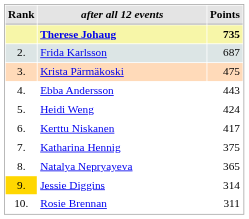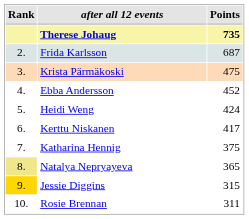(232, 91) 443 -> (232, 91) 452
(21, 166) no background -> (21, 166) khaki background
(232, 185) 314 -> (232, 185) 315
